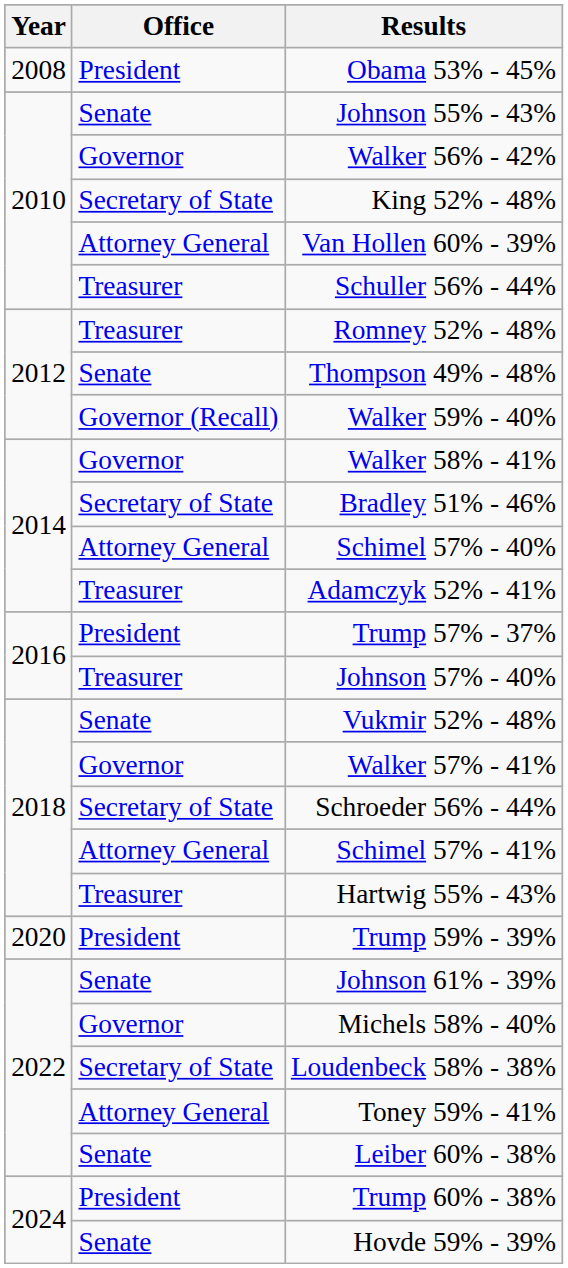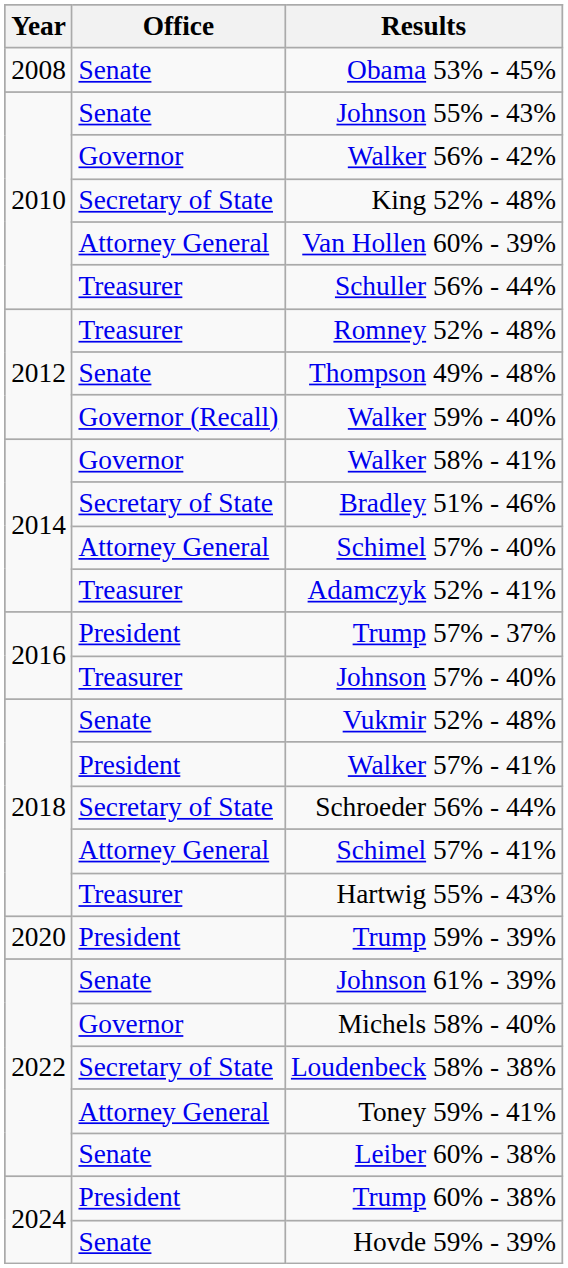(129, 69) President -> (115, 69) Senate
(131, 763) Governor -> (129, 763) President
